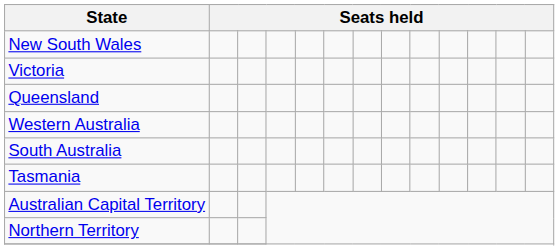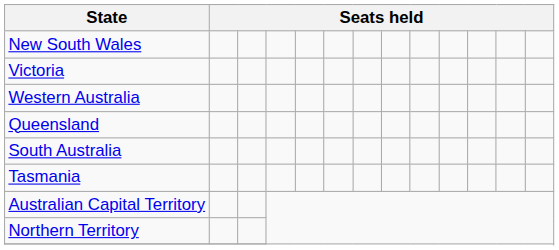rows swapped: (54, 97) <-> (74, 124)
